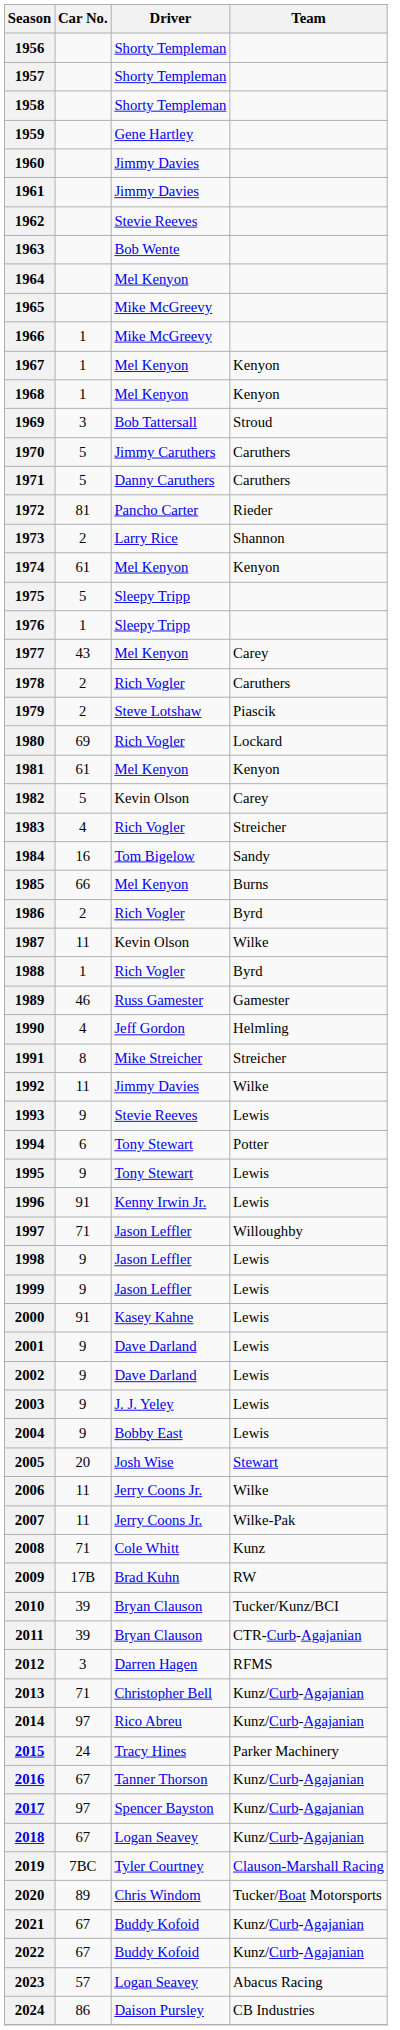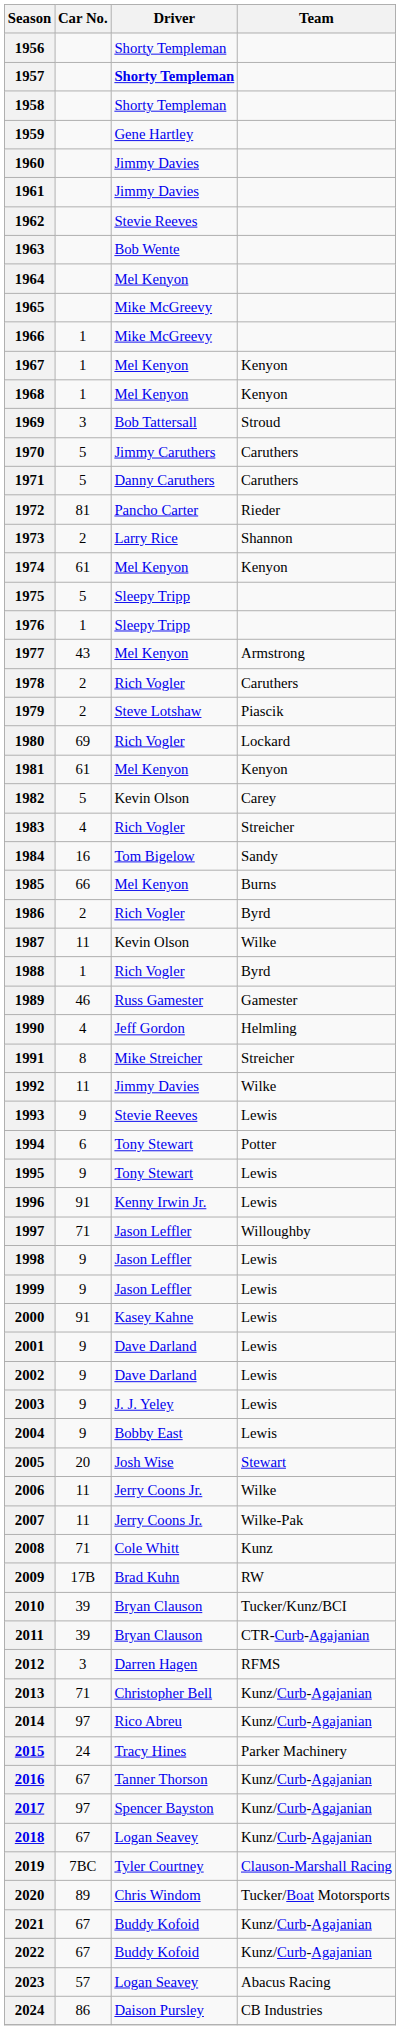(170, 76) normal -> (174, 76) bold
(251, 653) Carey -> (273, 653) Armstrong
